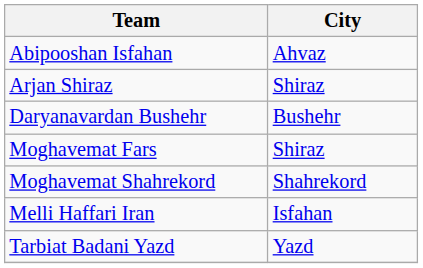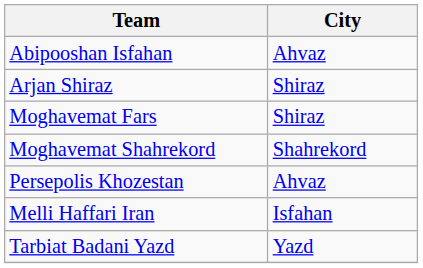- row: (108, 117)
+ row: (97, 181)
